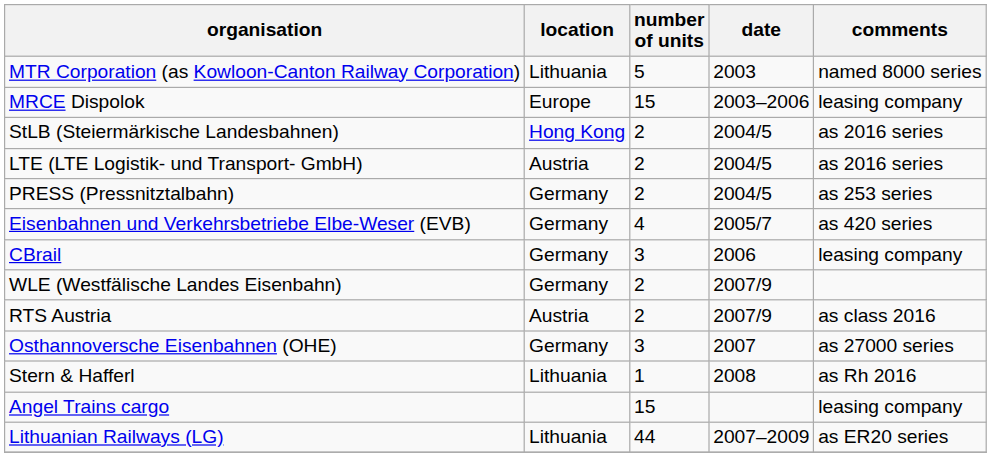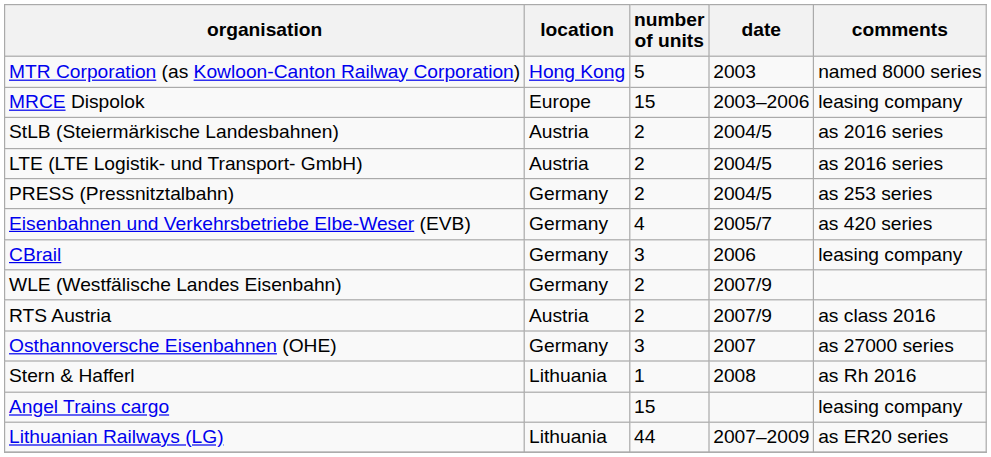(568, 71) Lithuania -> (577, 71) Hong Kong
(577, 132) Hong Kong -> (559, 132) Austria
